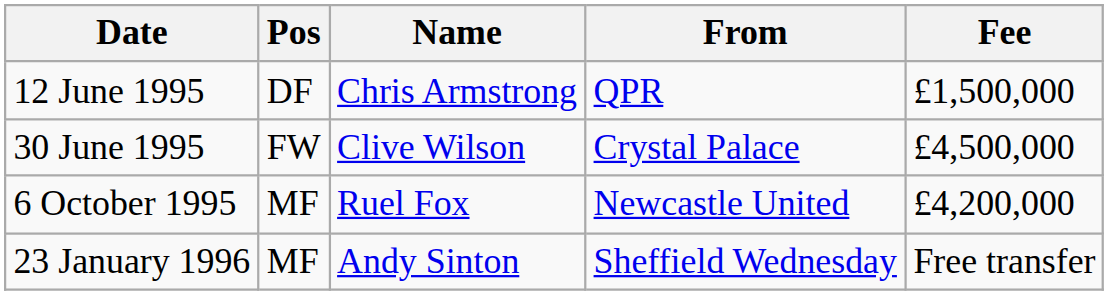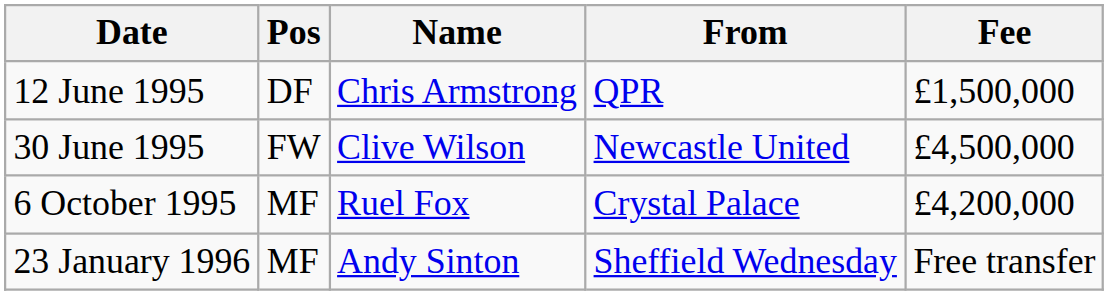(697, 146) Crystal Palace -> (721, 146) Newcastle United
(721, 203) Newcastle United -> (697, 203) Crystal Palace
